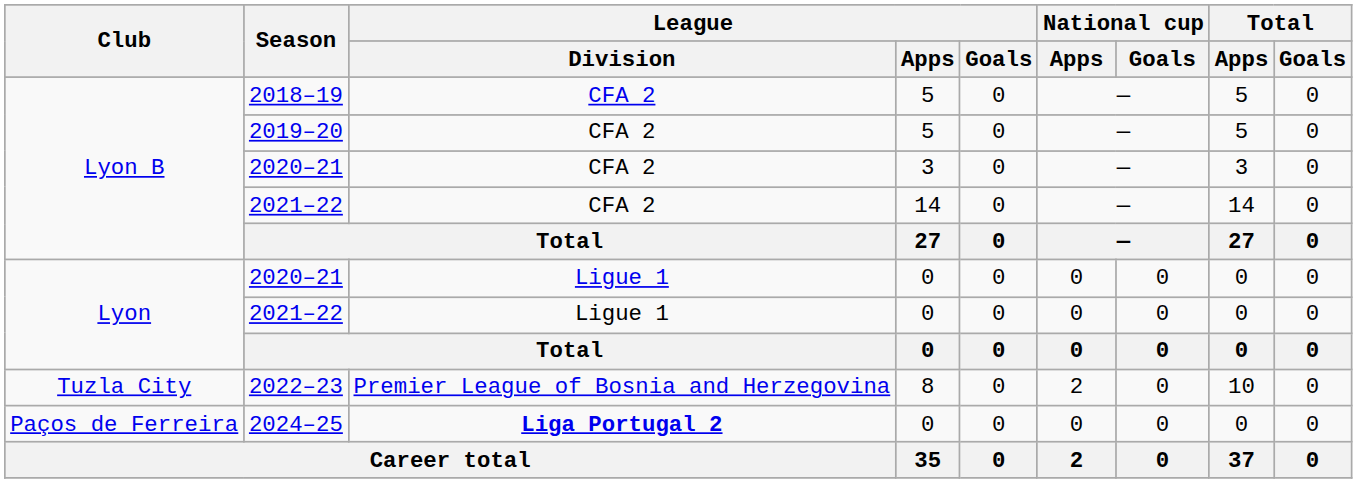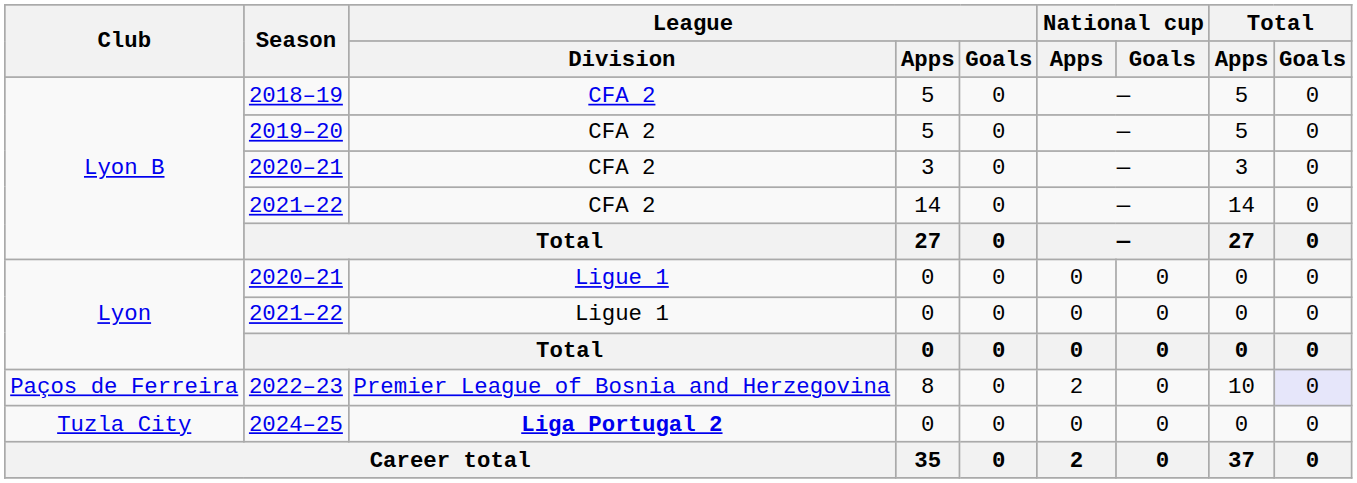(124, 388) Tuzla City -> (124, 388) Paços de Ferreira
(1313, 388) no background -> (1313, 388) lavender background
(124, 424) Paços de Ferreira -> (124, 424) Tuzla City
